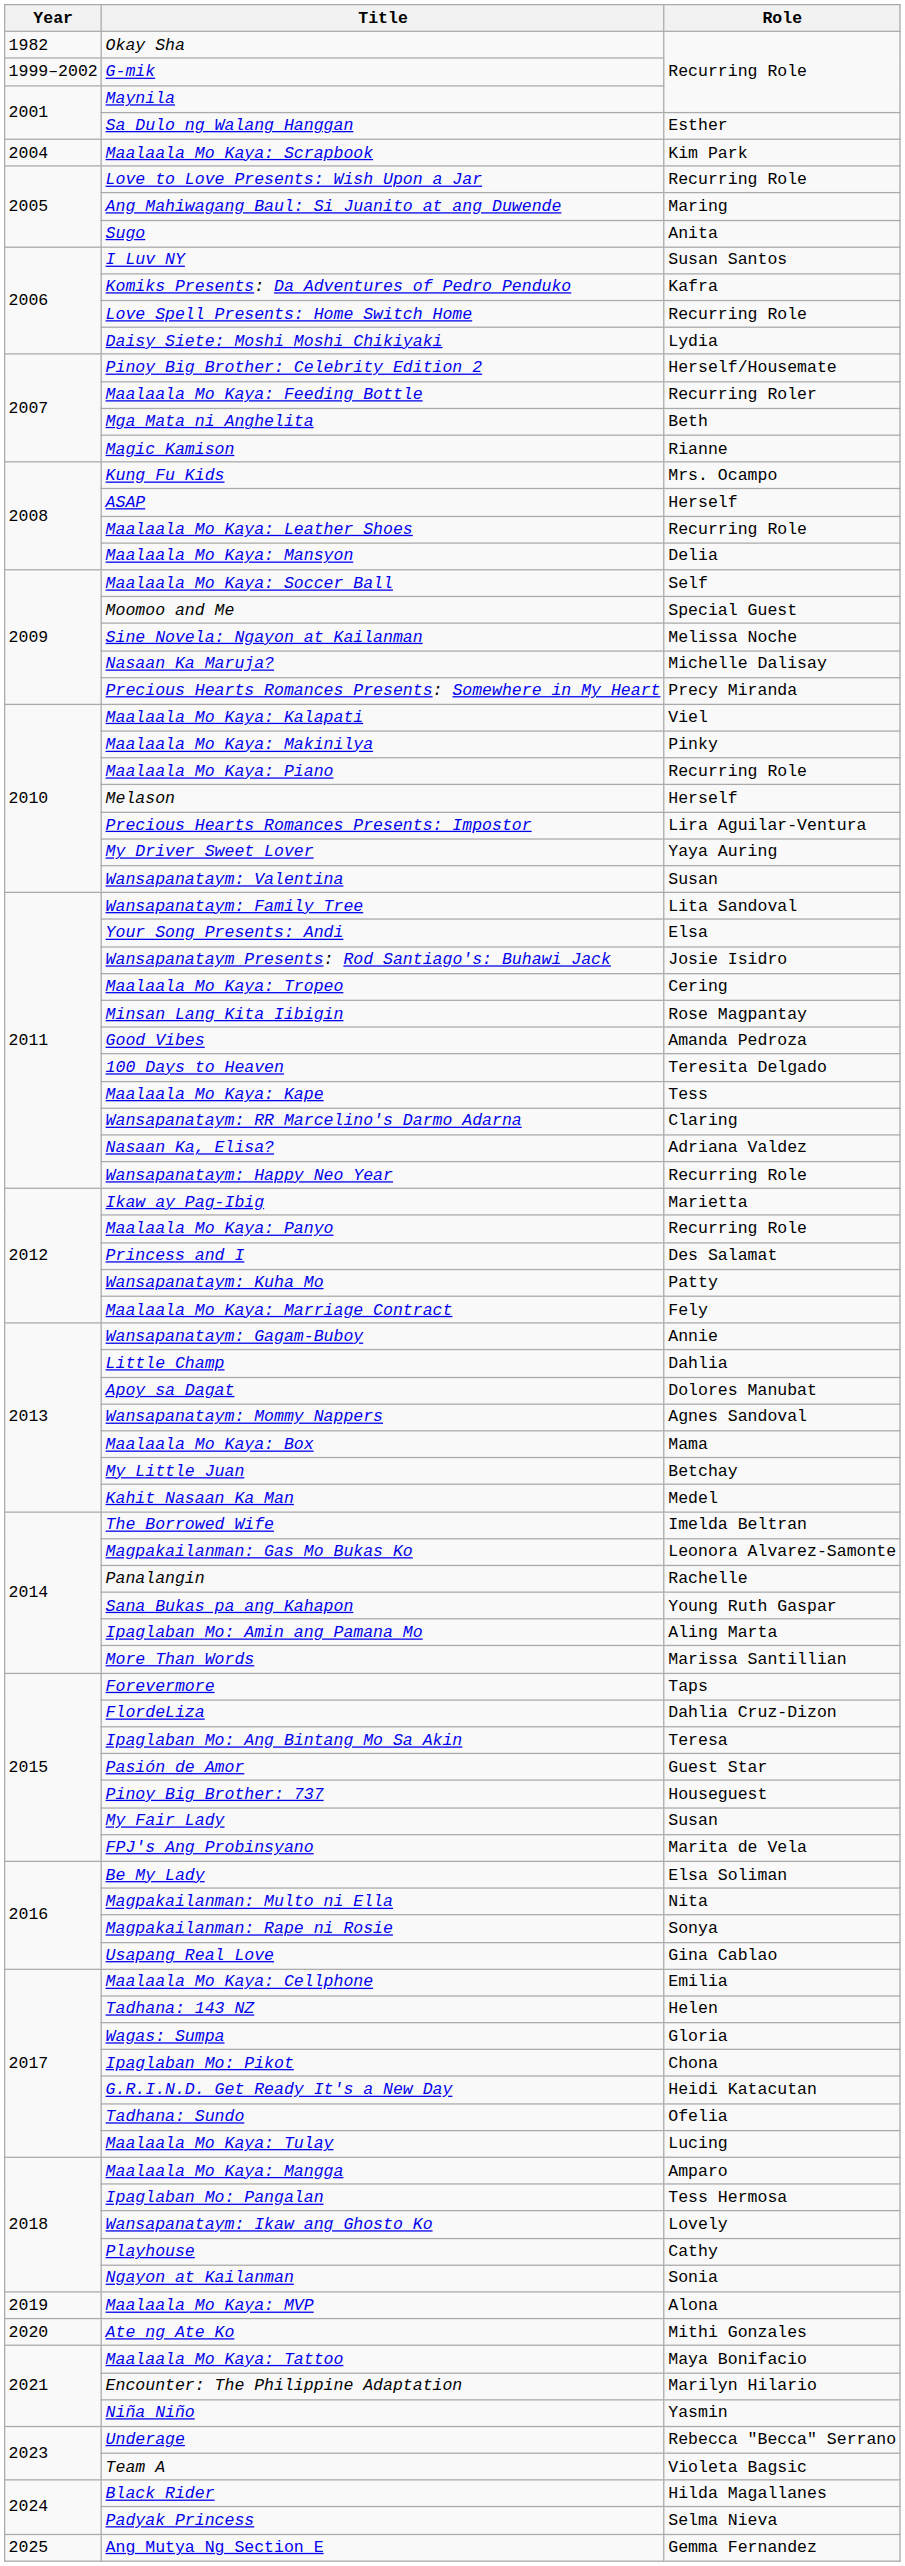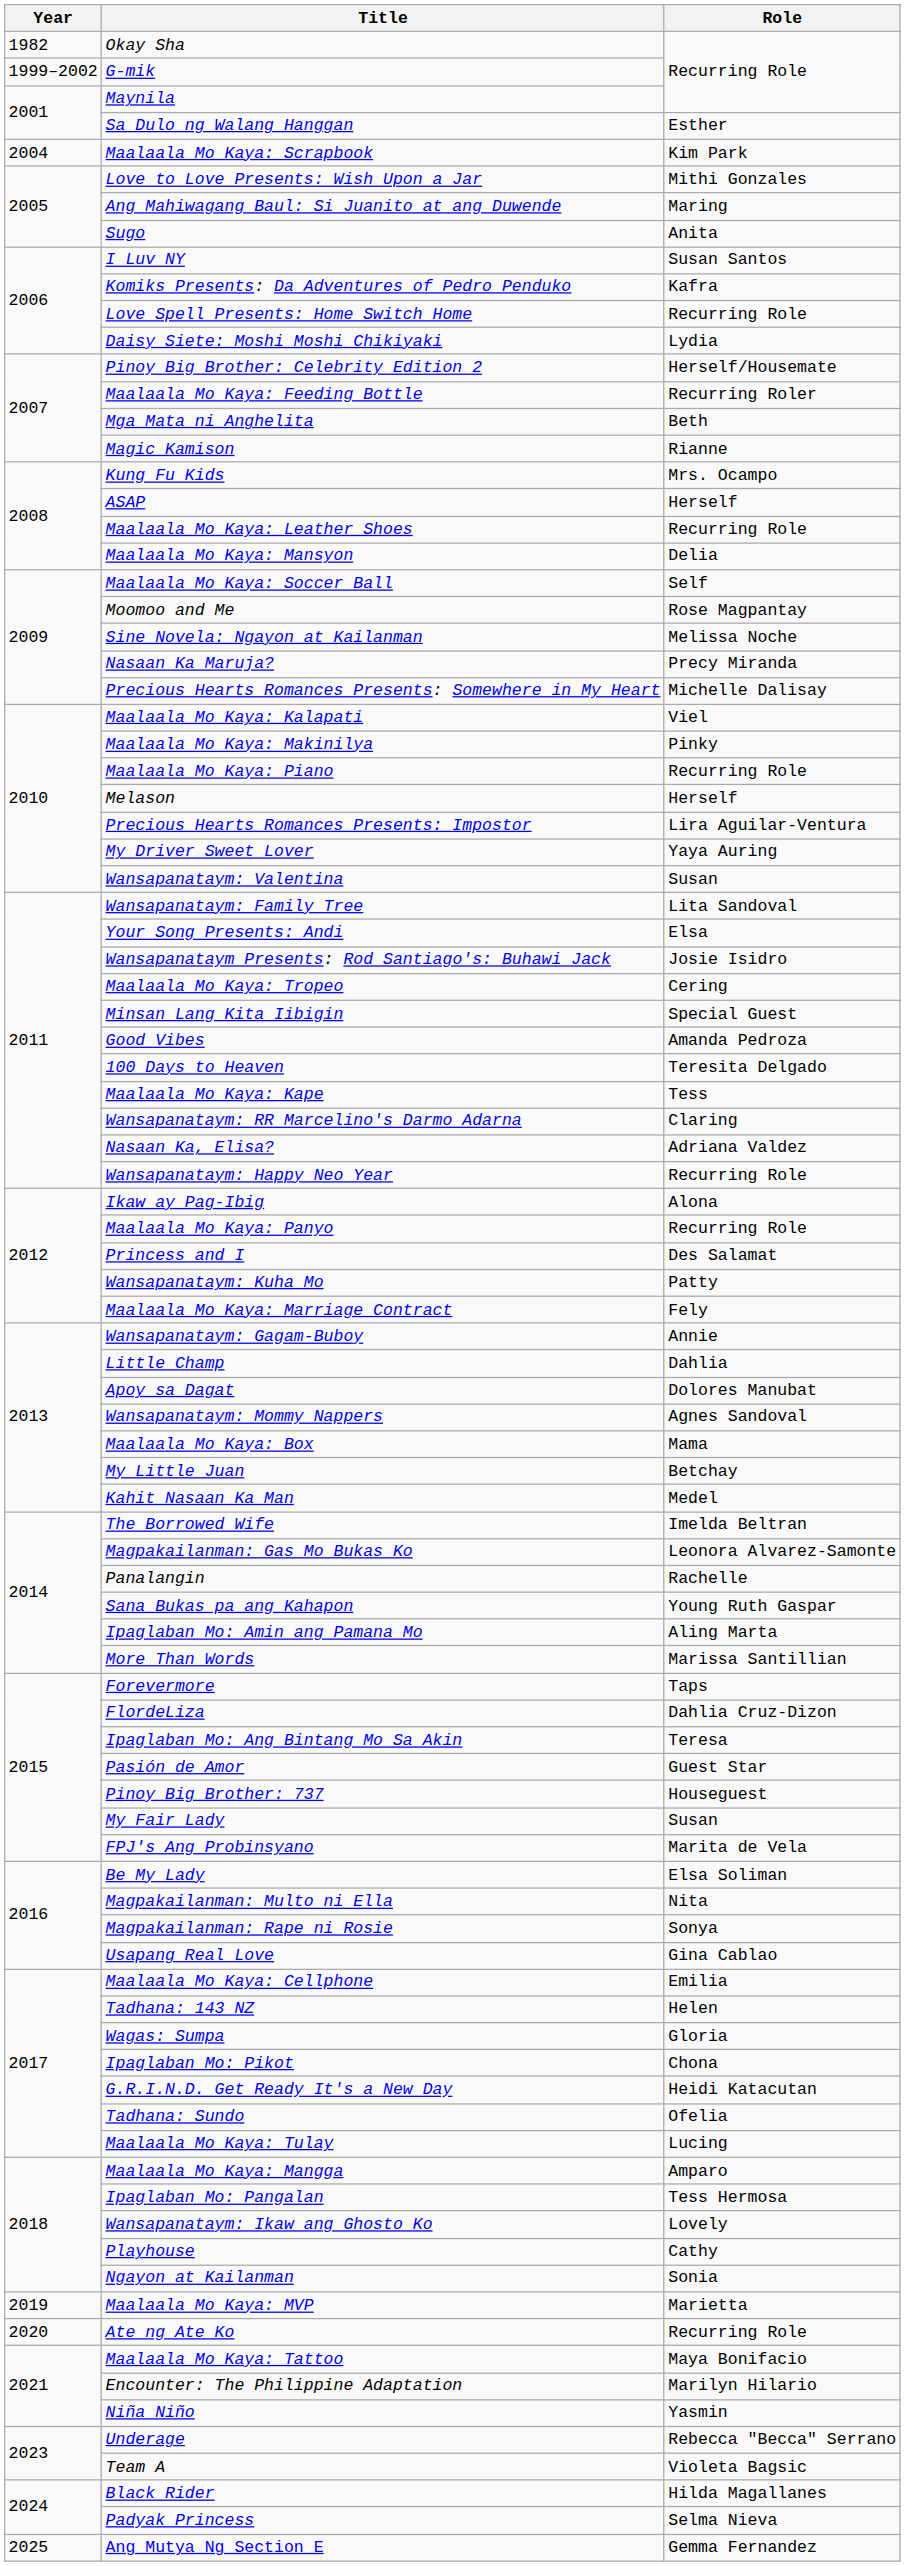(738, 180) Recurring Role -> (738, 180) Mithi Gonzales
(733, 610) Special Guest -> (738, 610) Rose Magpantay
(748, 664) Michelle Dalisay -> (733, 664) Precy Miranda
(733, 691) Precy Miranda -> (748, 691) Michelle Dalisay
(738, 1014) Rose Magpantay -> (733, 1014) Special Guest
(708, 1202) Marietta -> (693, 1202) Alona
(693, 2305) Alona -> (708, 2305) Marietta
(738, 2332) Mithi Gonzales -> (738, 2332) Recurring Role
